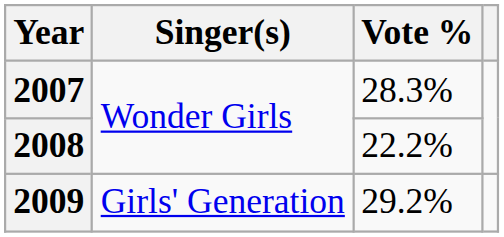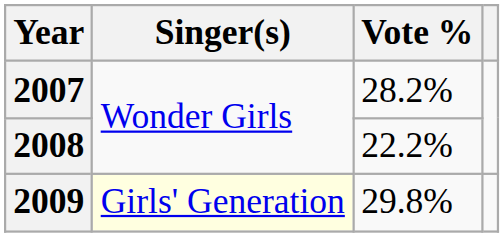(407, 88) 28.3% -> (407, 88) 28.2%
(223, 201) no background -> (223, 201) lightyellow background
(407, 201) 29.2% -> (407, 201) 29.8%
